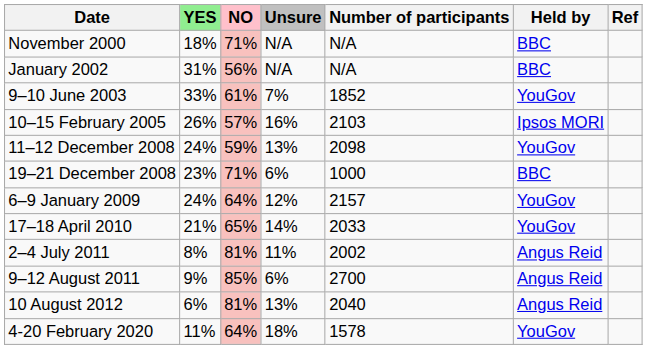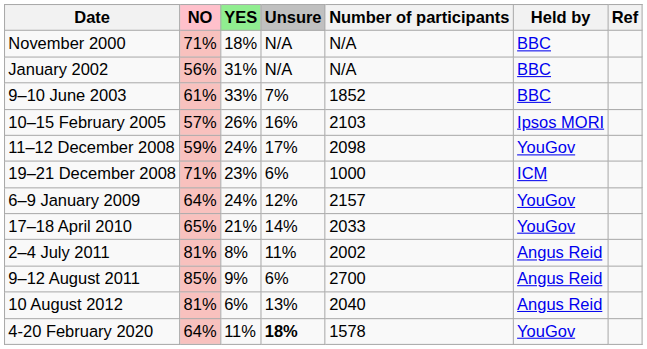columns swapped: (200, 17) <-> (241, 17)
(546, 95) YouGov -> (534, 95) BBC
(281, 148) 13% -> (281, 148) 17%
(534, 174) BBC -> (532, 174) ICM
(281, 331) normal -> (281, 331) bold
